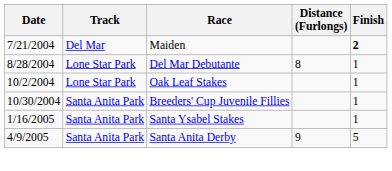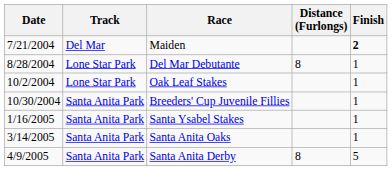+ row: (190, 138)
(298, 138) 9 -> (298, 156) 8
